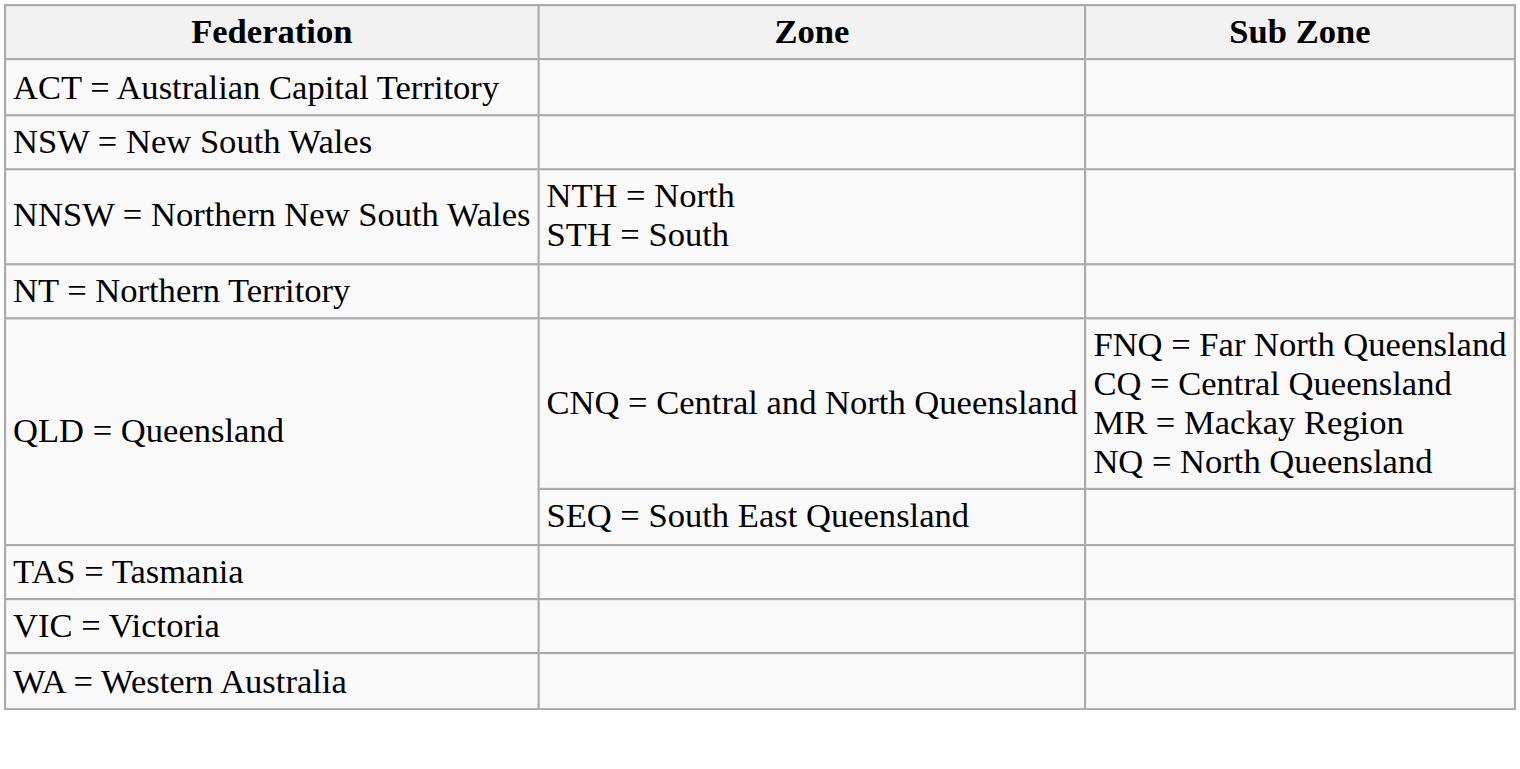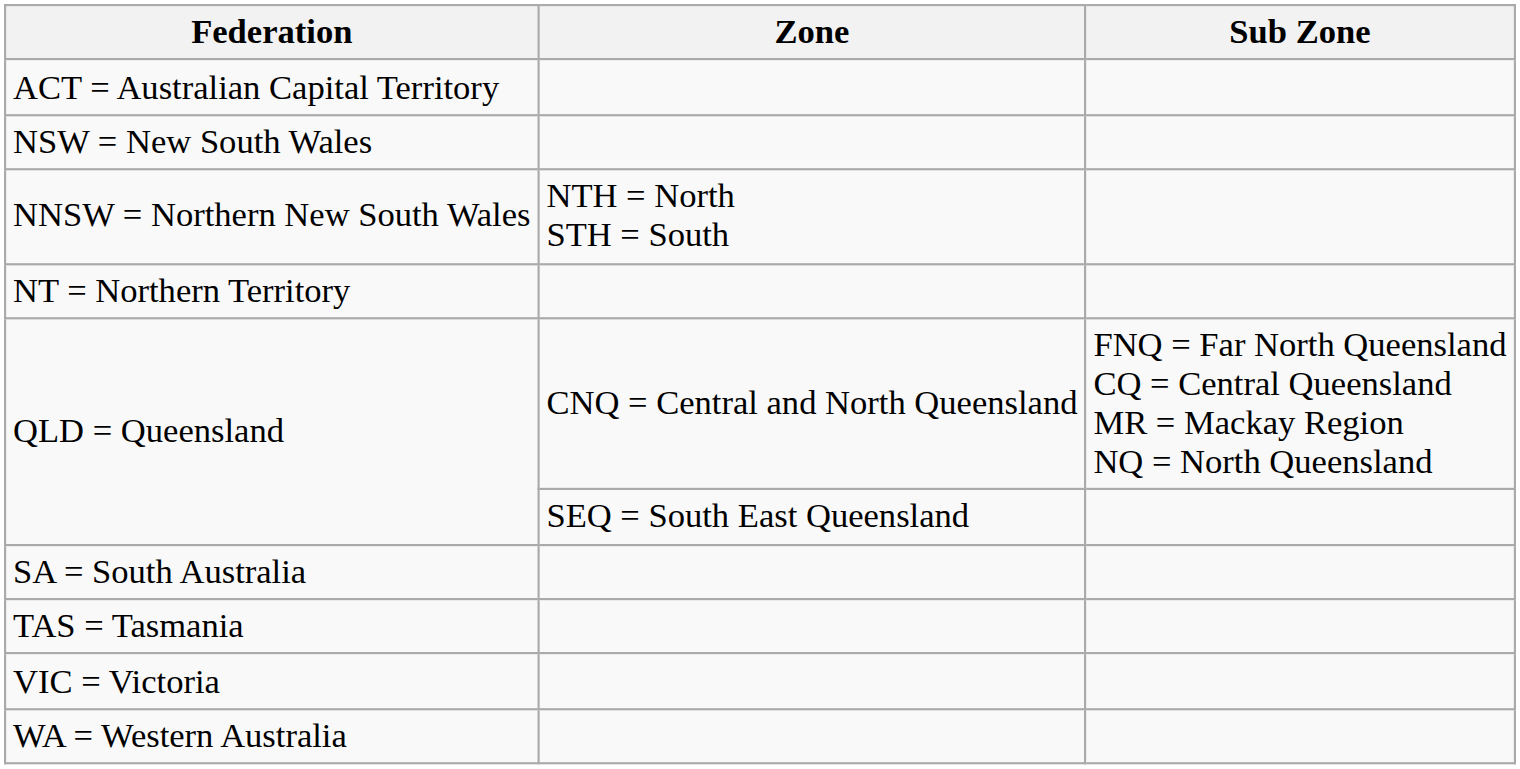+ row: (160, 571)
